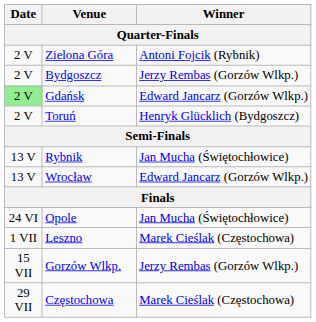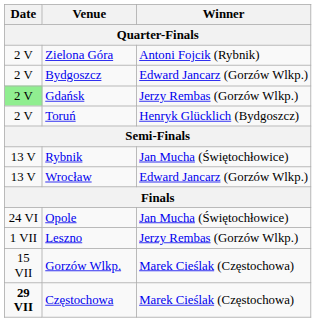(219, 75) Jerzy Rembas (Gorzów Wlkp.) -> (224, 75) Edward Jancarz (Gorzów Wlkp.)
(224, 95) Edward Jancarz (Gorzów Wlkp.) -> (219, 95) Jerzy Rembas (Gorzów Wlkp.)
(217, 237) Marek Cieślak (Częstochowa) -> (219, 237) Jerzy Rembas (Gorzów Wlkp.)
(219, 265) Jerzy Rembas (Gorzów Wlkp.) -> (217, 265) Marek Cieślak (Częstochowa)
(23, 300) normal -> (23, 300) bold
